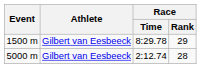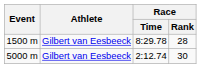(182, 42) 29 -> (182, 42) 28
(182, 56) 28 -> (182, 56) 30
